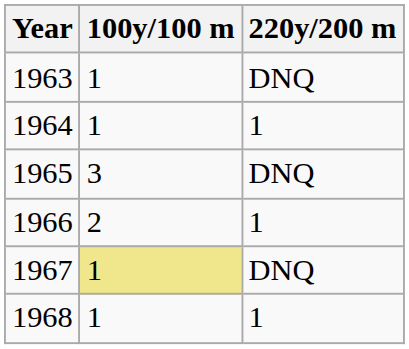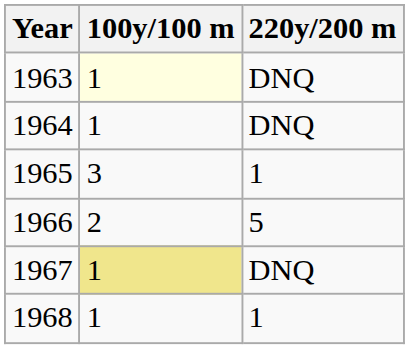(94, 76) no background -> (94, 76) lightyellow background
(256, 125) 1 -> (282, 125) DNQ
(282, 173) DNQ -> (256, 173) 1
(256, 221) 1 -> (256, 221) 5
